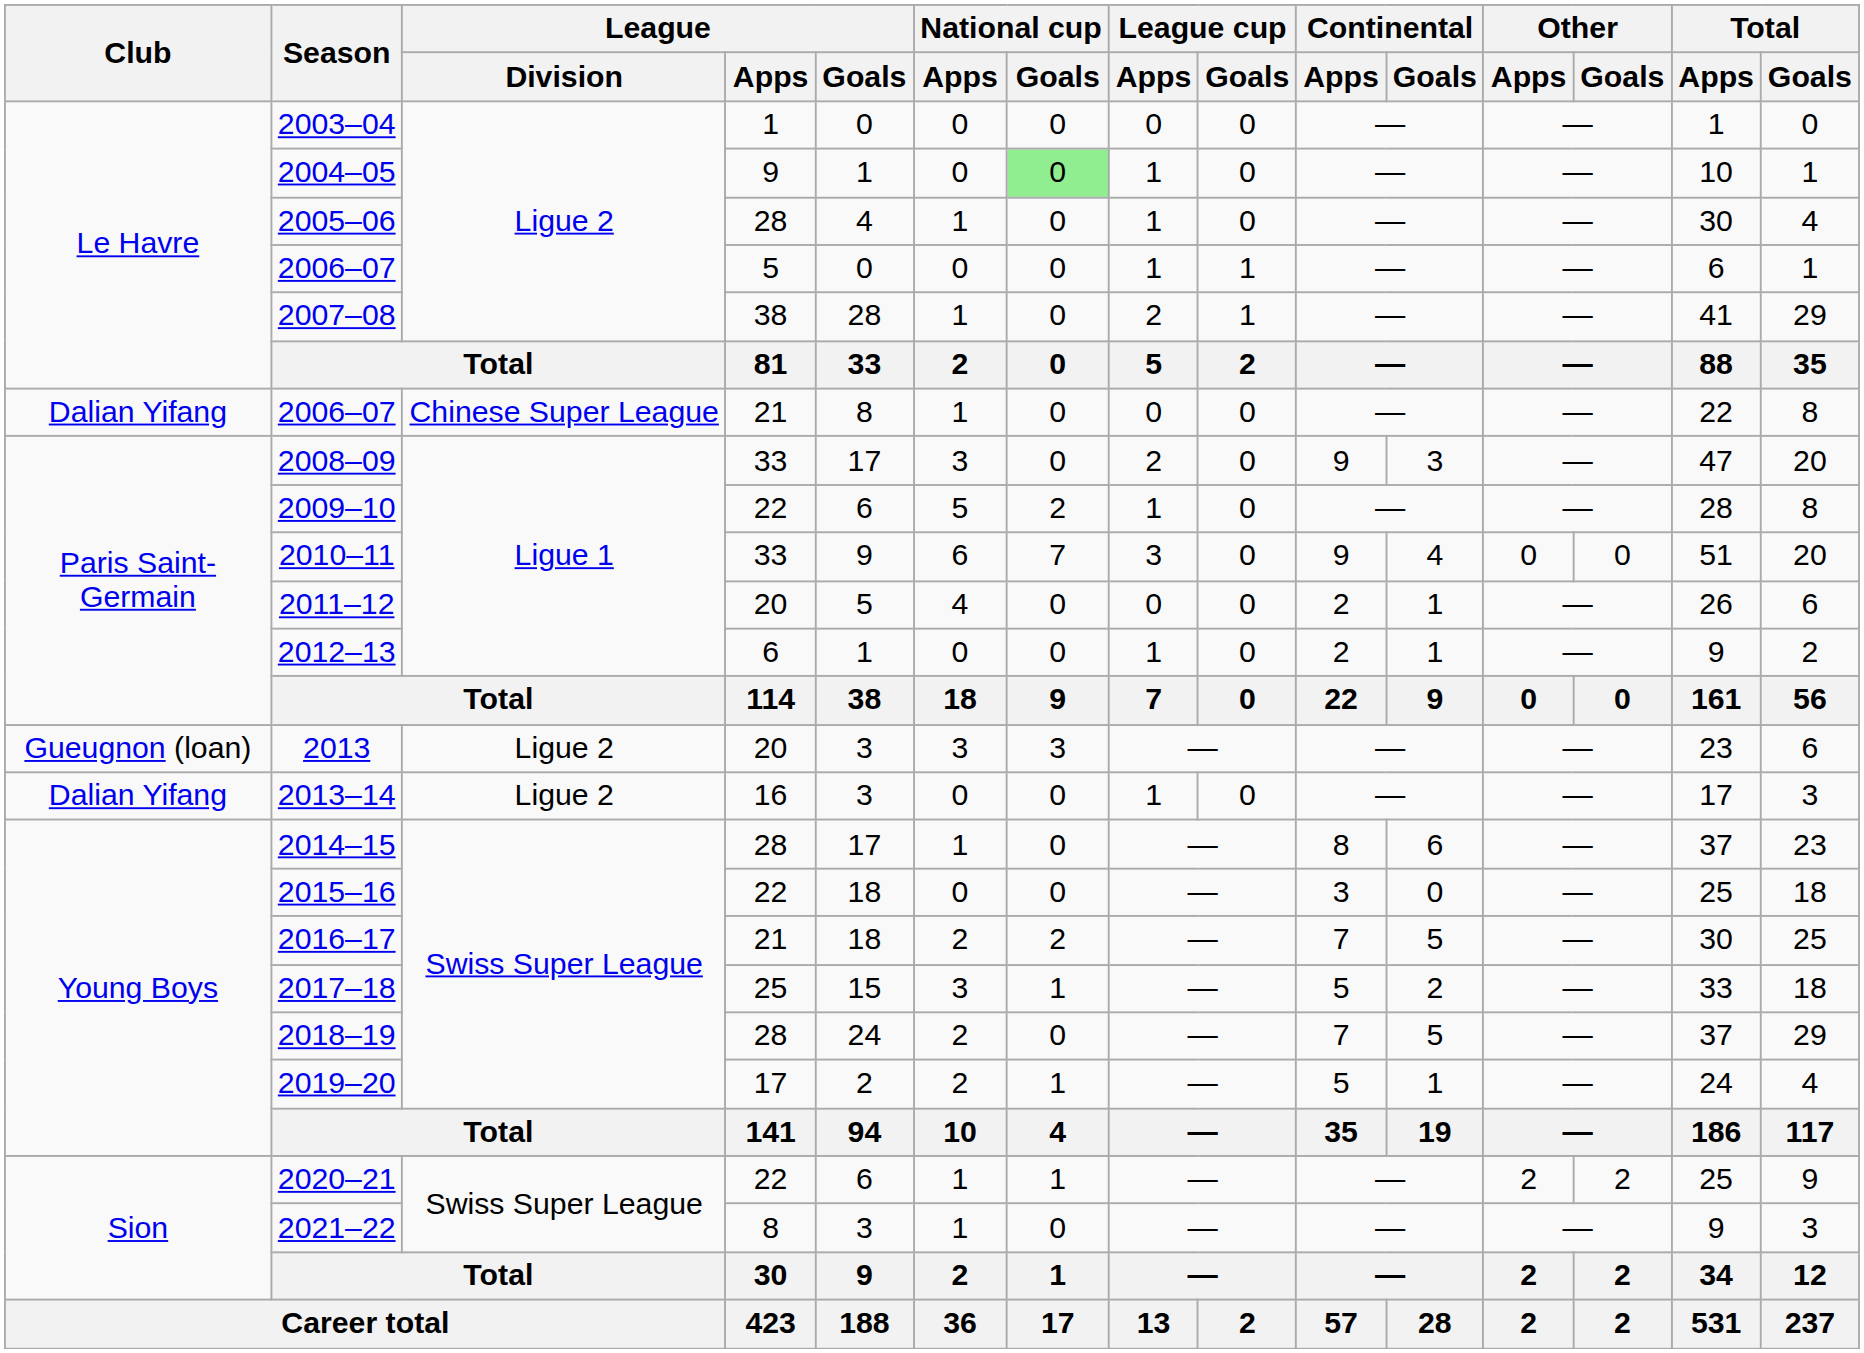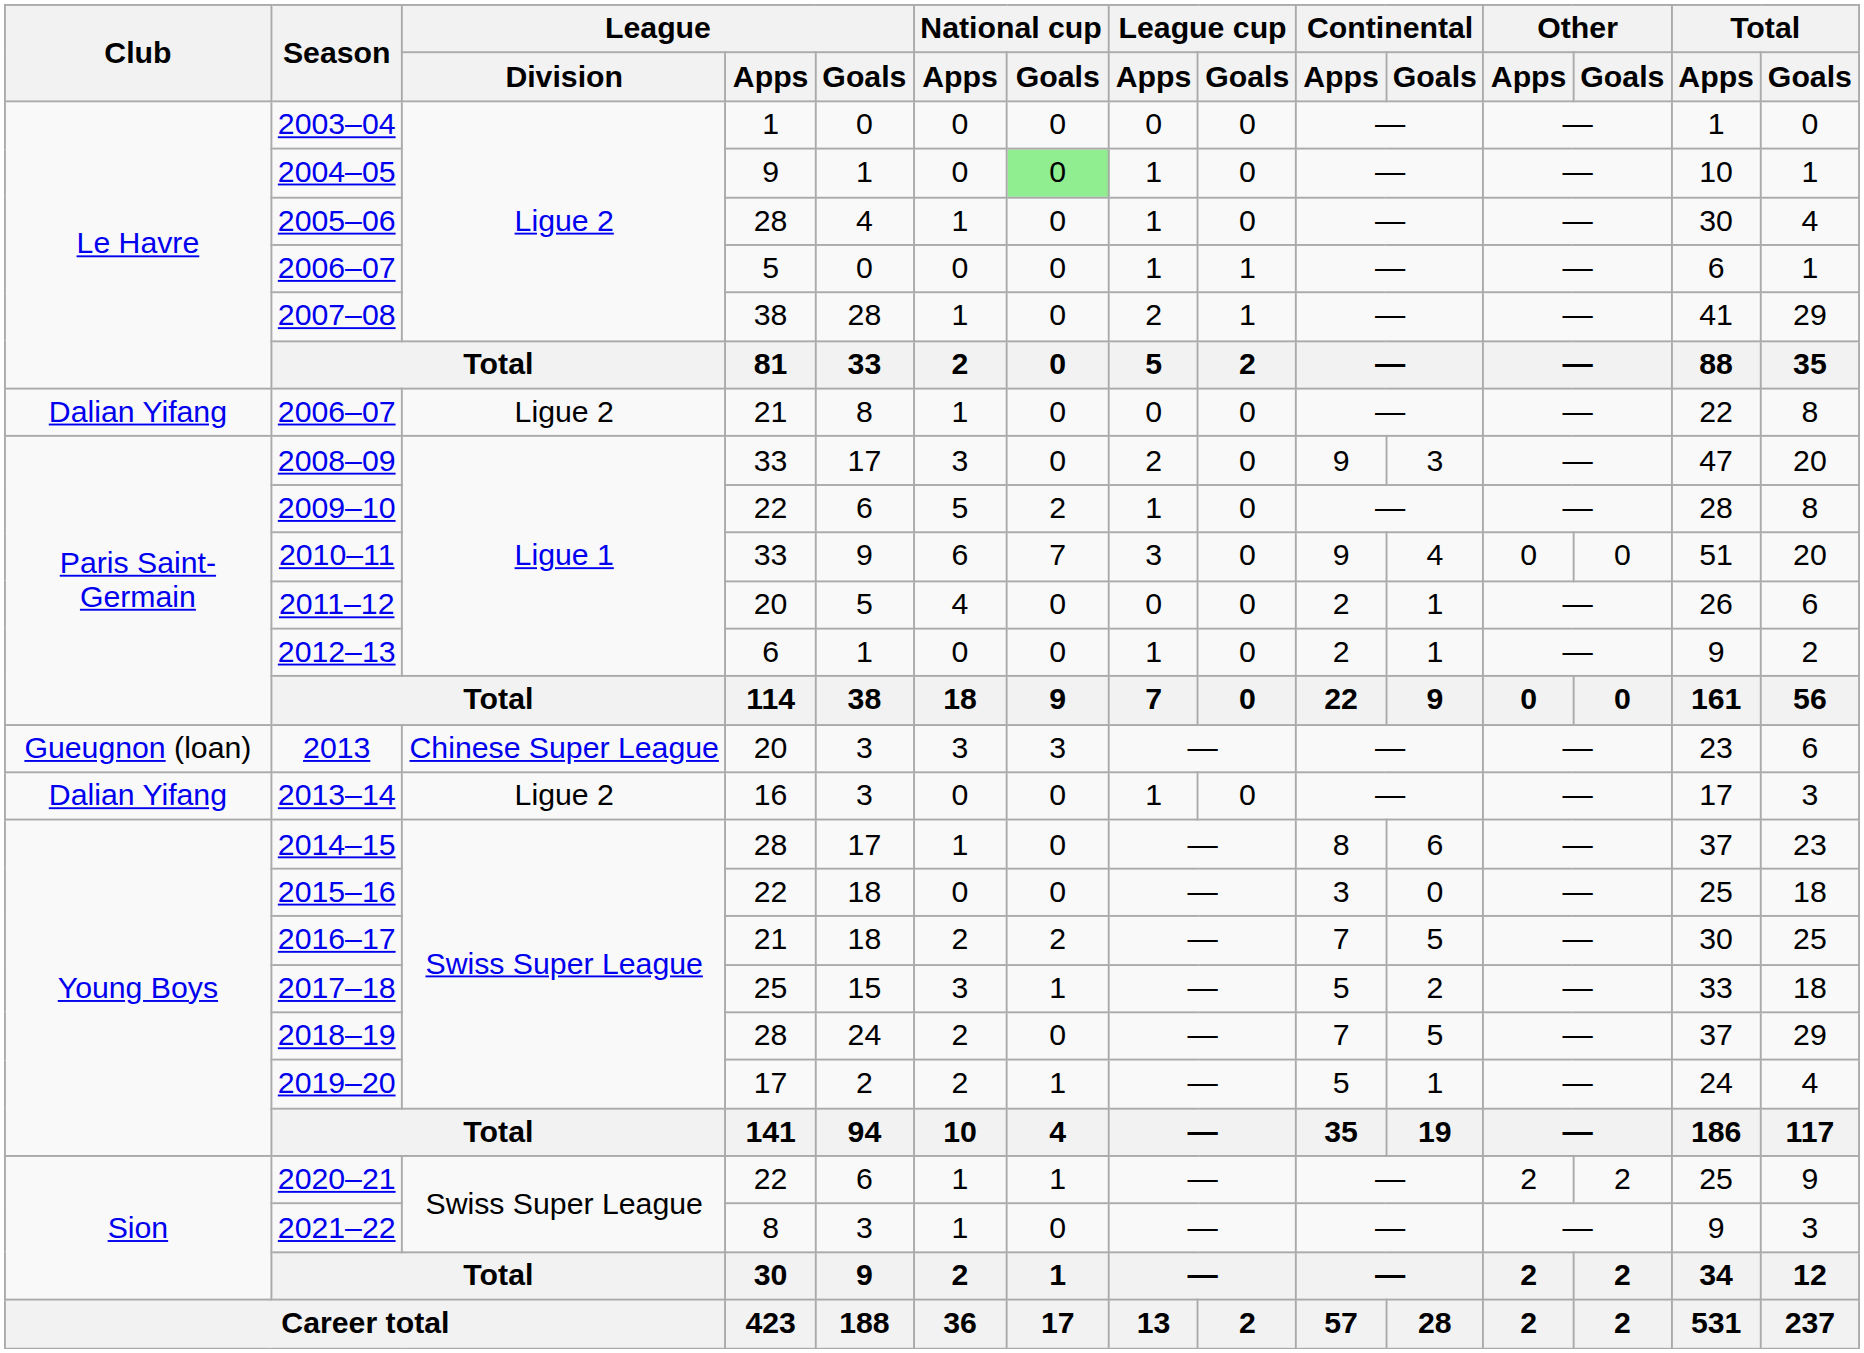(564, 412) Chinese Super League -> (564, 412) Ligue 2
(564, 747) Ligue 2 -> (564, 747) Chinese Super League
